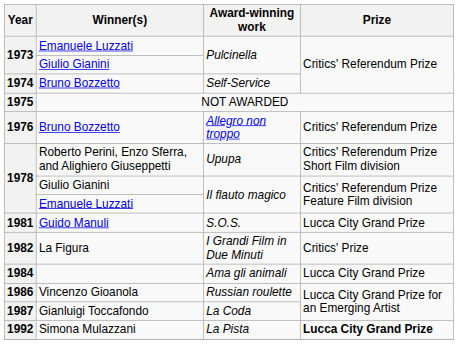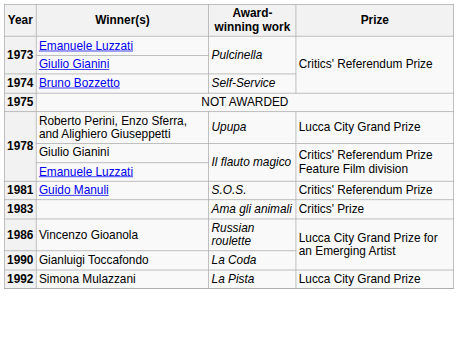- row: (79, 127)
(370, 159) Critics' Referendum Prize Short Film division -> (360, 127) Lucca City Grand Prize
(364, 222) Lucca City Grand Prize -> (366, 190) Critics' Referendum Prize
- row: (64, 248)
(20, 273) 1984 -> (20, 209) 1983
(364, 273) Lucca City Grand Prize -> (331, 209) Critics' Prize
(20, 311) 1987 -> (20, 260) 1990
(368, 330) bold -> (360, 279) normal
